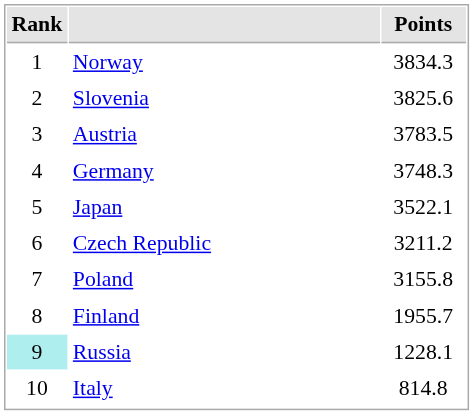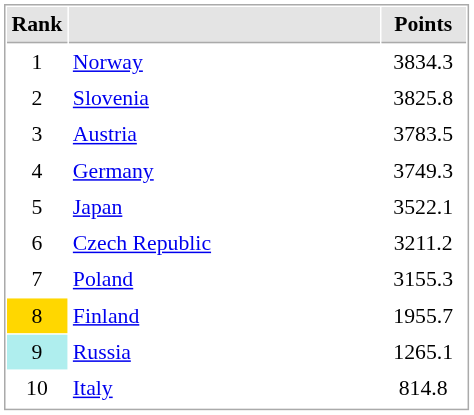(423, 98) 3825.6 -> (423, 98) 3825.8
(423, 170) 3748.3 -> (423, 170) 3749.3
(423, 279) 3155.8 -> (423, 279) 3155.3
(37, 315) no background -> (37, 315) gold background
(423, 351) 1228.1 -> (423, 351) 1265.1
